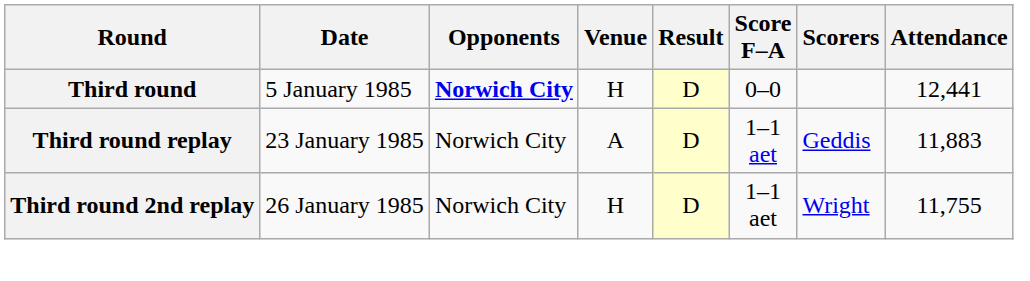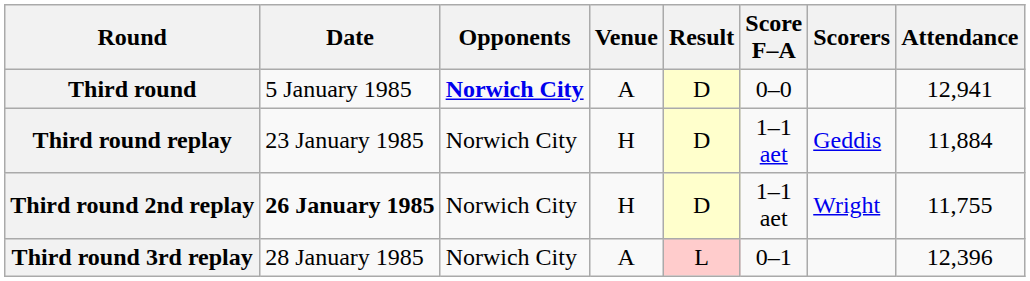(616, 88) H -> (626, 88) A
(949, 88) 12,441 -> (960, 88) 12,941
(616, 140) A -> (626, 140) H
(949, 140) 11,883 -> (960, 140) 11,884
(345, 205) normal -> (350, 205) bold
+ row: (132, 256)
